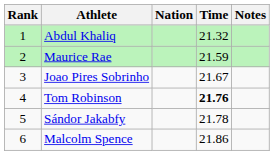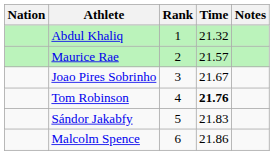columns swapped: (23, 14) <-> (174, 14)
(214, 56) 21.59 -> (214, 56) 21.57
(214, 118) 21.78 -> (214, 118) 21.83
